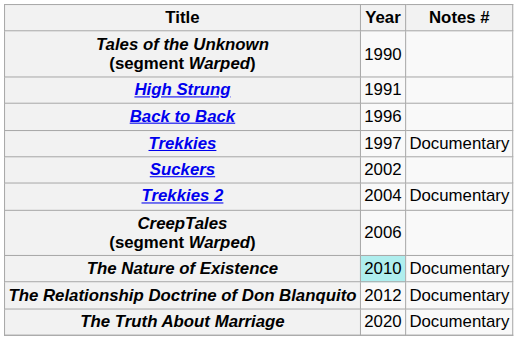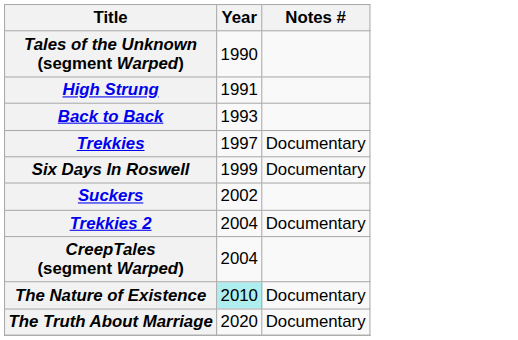(383, 116) 1996 -> (239, 116) 1993
+ row: (111, 169)
(383, 232) 2006 -> (239, 259) 2004
- row: (182, 295)
